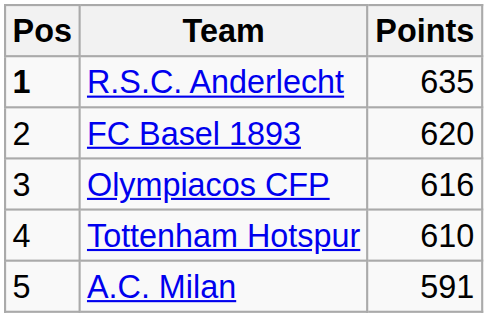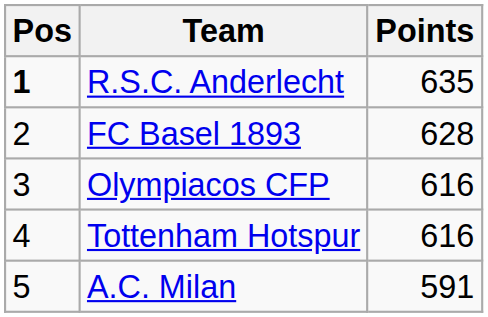(447, 133) 620 -> (447, 133) 628
(447, 236) 610 -> (447, 236) 616
